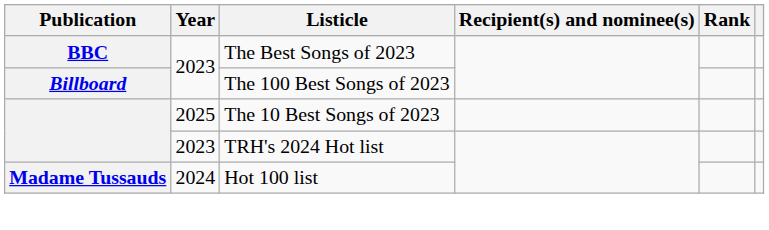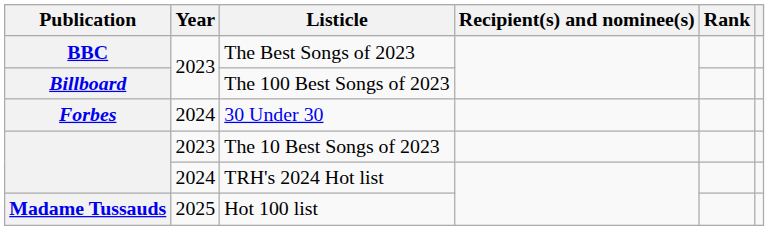+ row: (274, 114)
(195, 114) 2025 -> (195, 146) 2023
(195, 146) 2023 -> (195, 177) 2024
(195, 177) 2024 -> (195, 209) 2025
